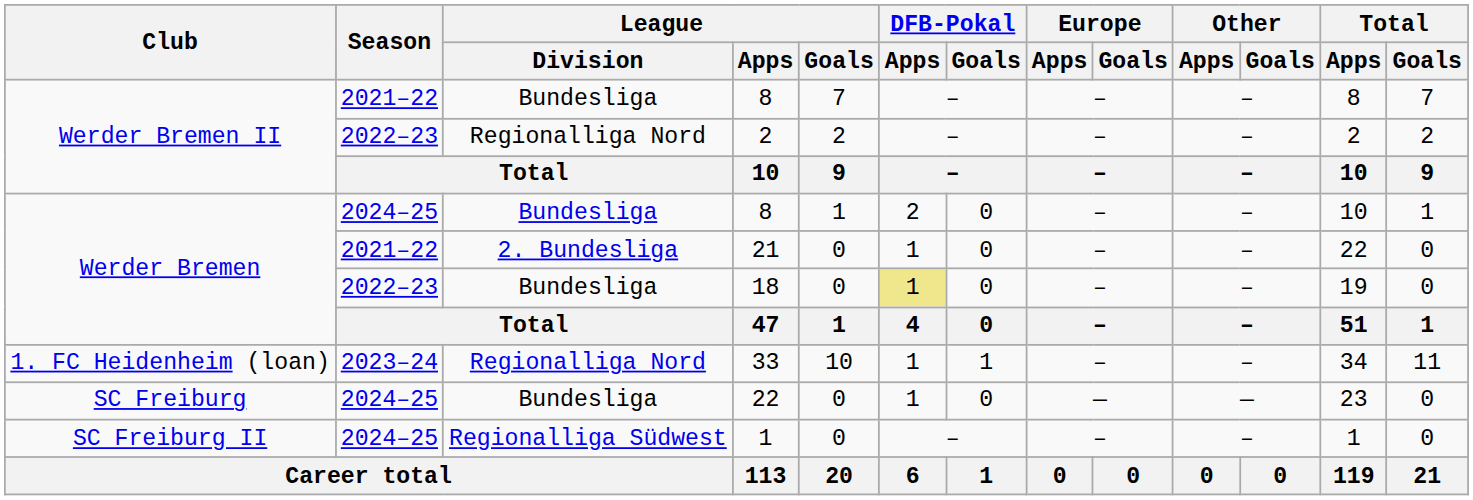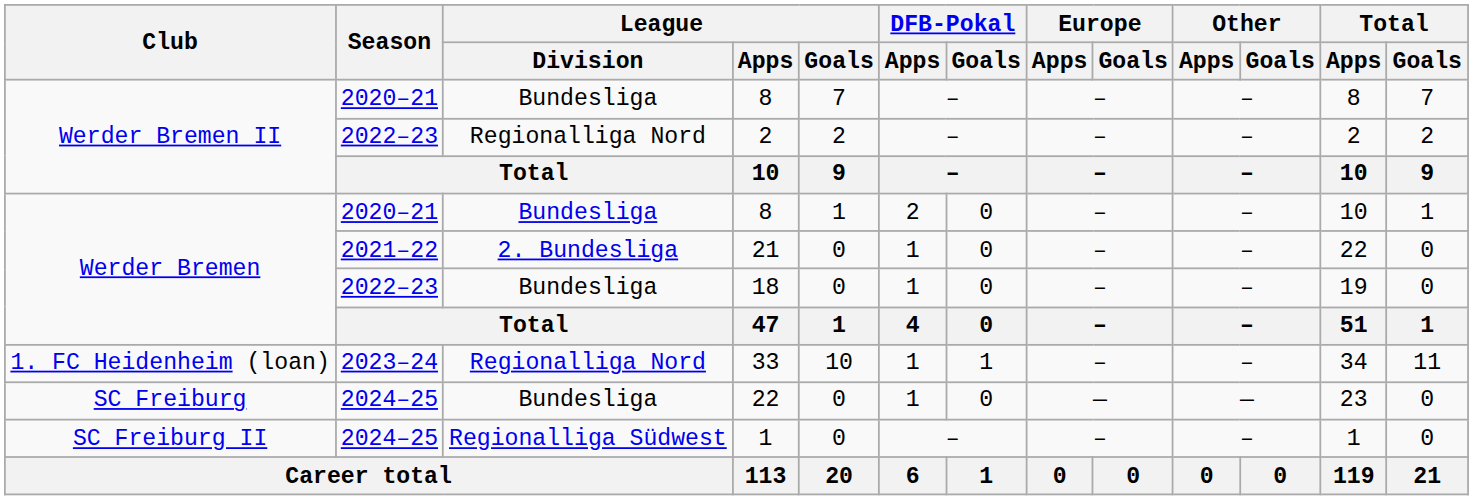(389, 99) 2021–22 -> (389, 99) 2020–21
(389, 212) 2024–25 -> (389, 212) 2020–21
(913, 288) khaki background -> (913, 288) no background
